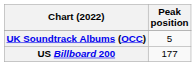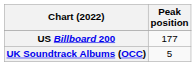rows swapped: (76, 38) <-> (76, 54)
